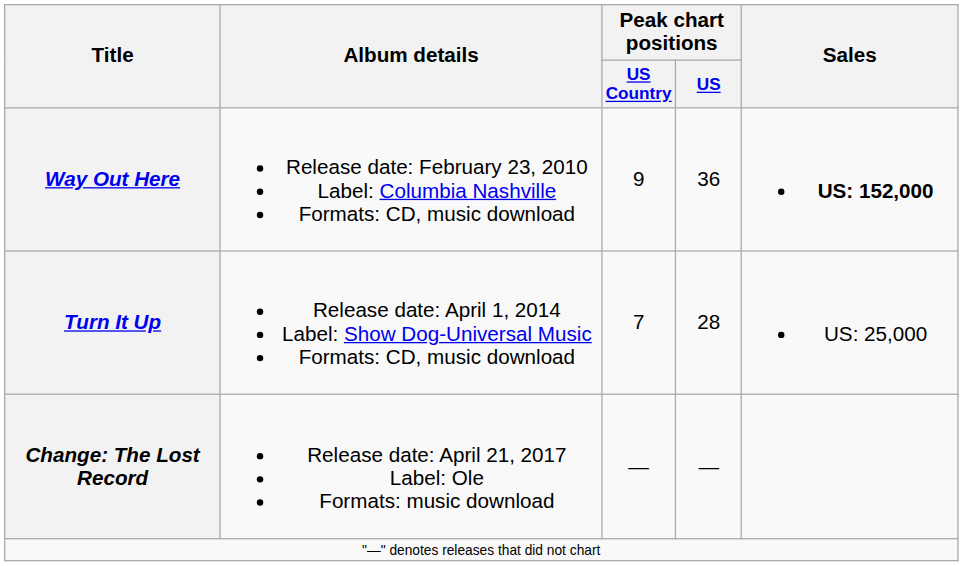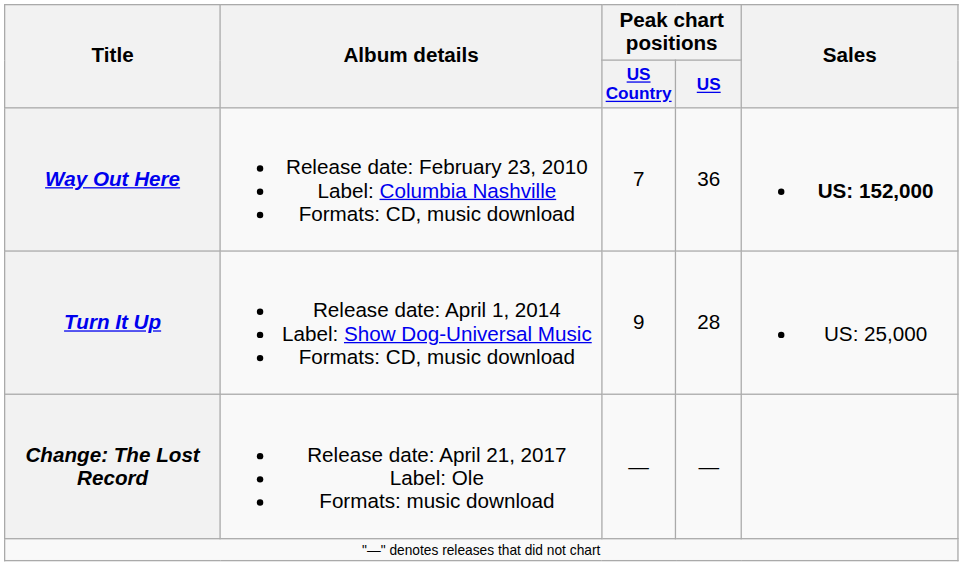(639, 179) 9 -> (639, 179) 7
(639, 322) 7 -> (639, 322) 9
